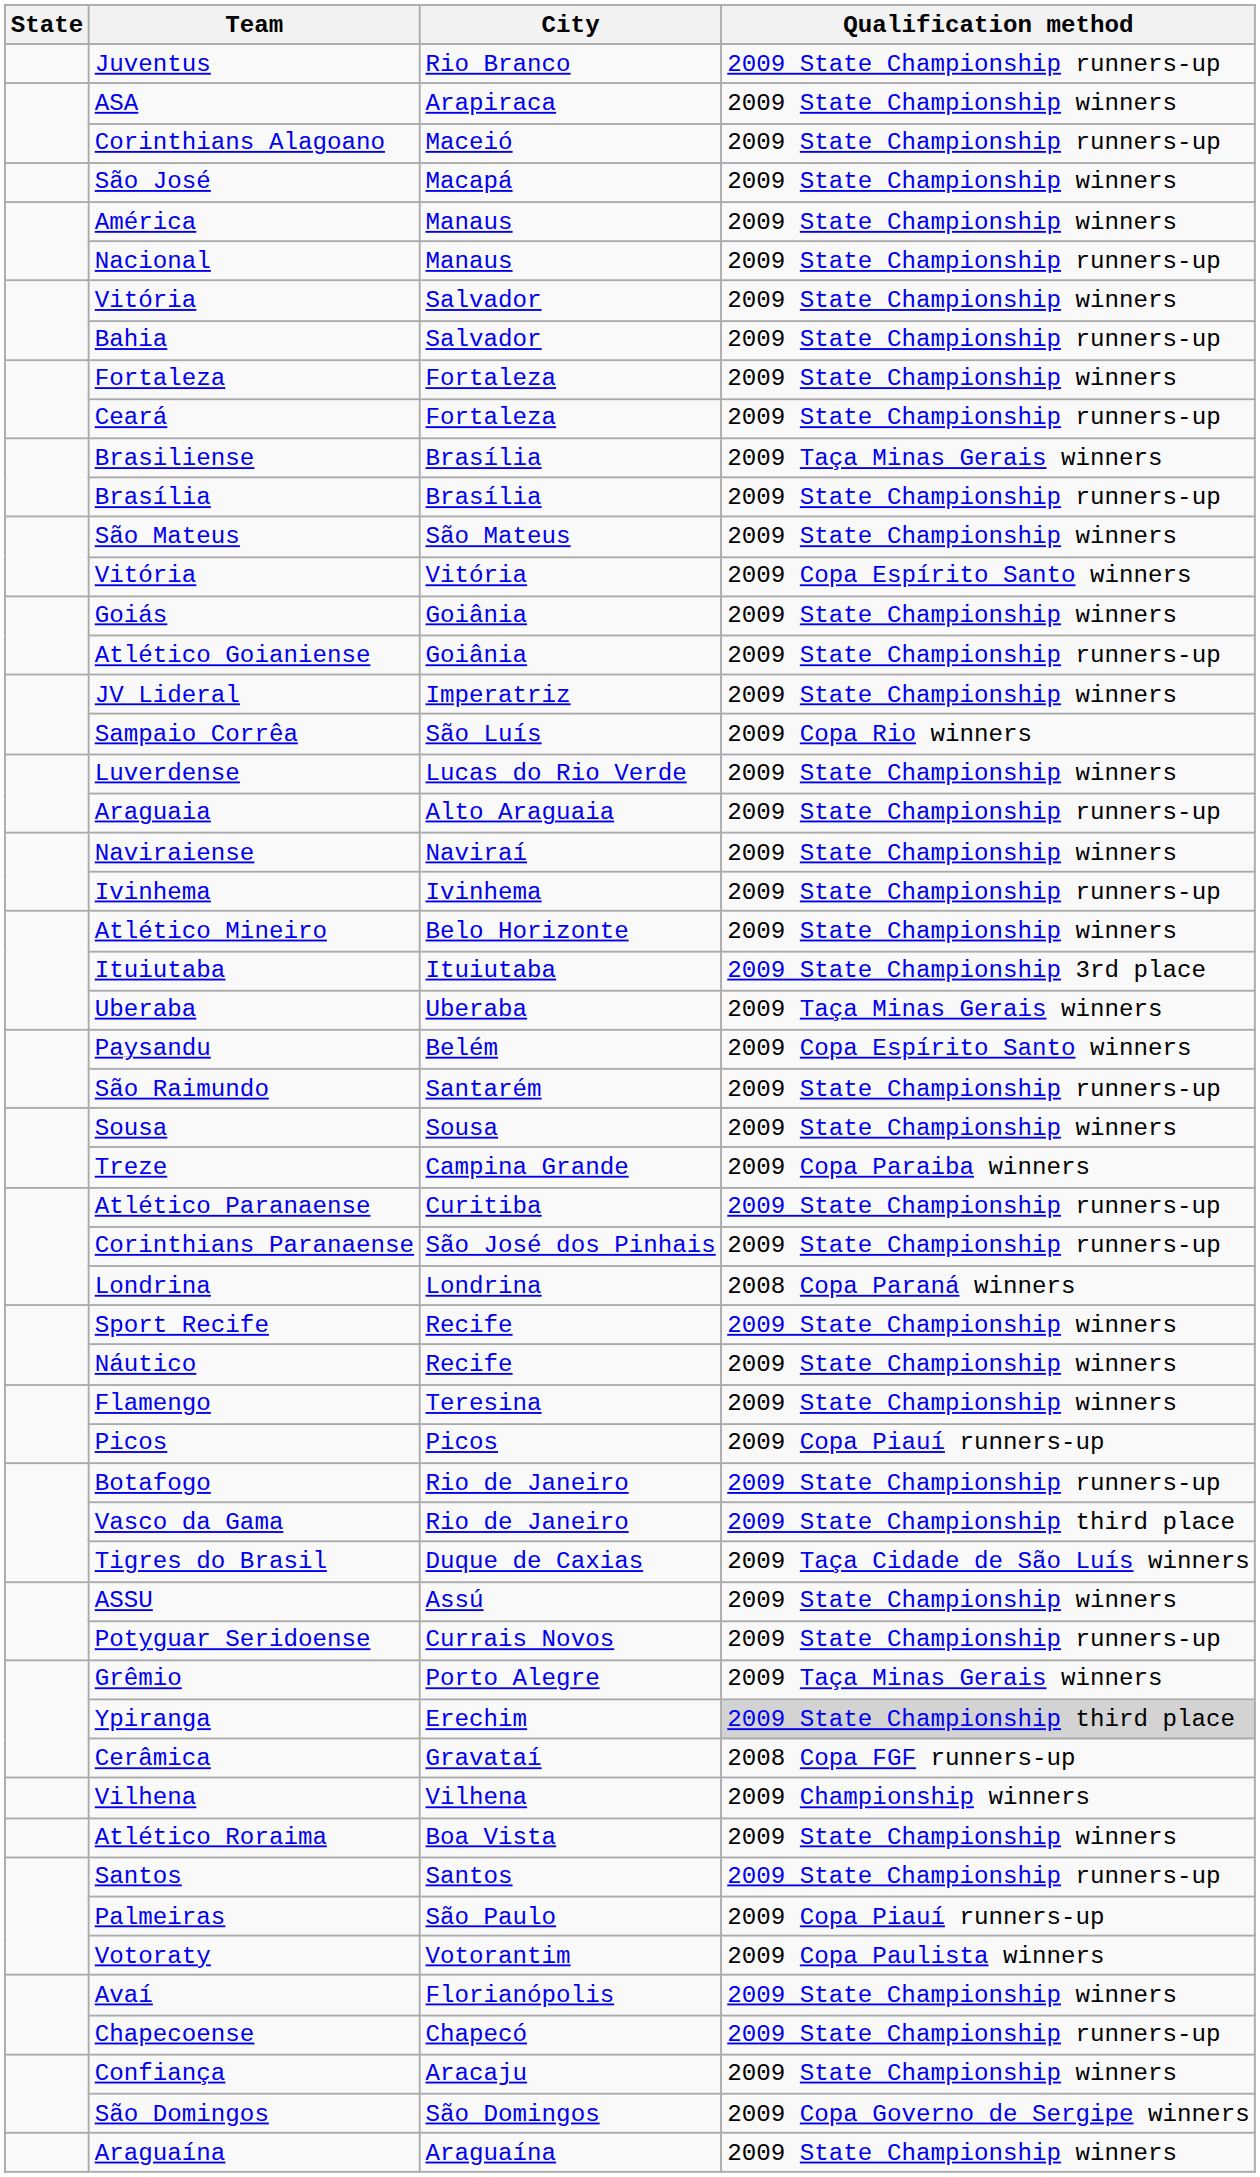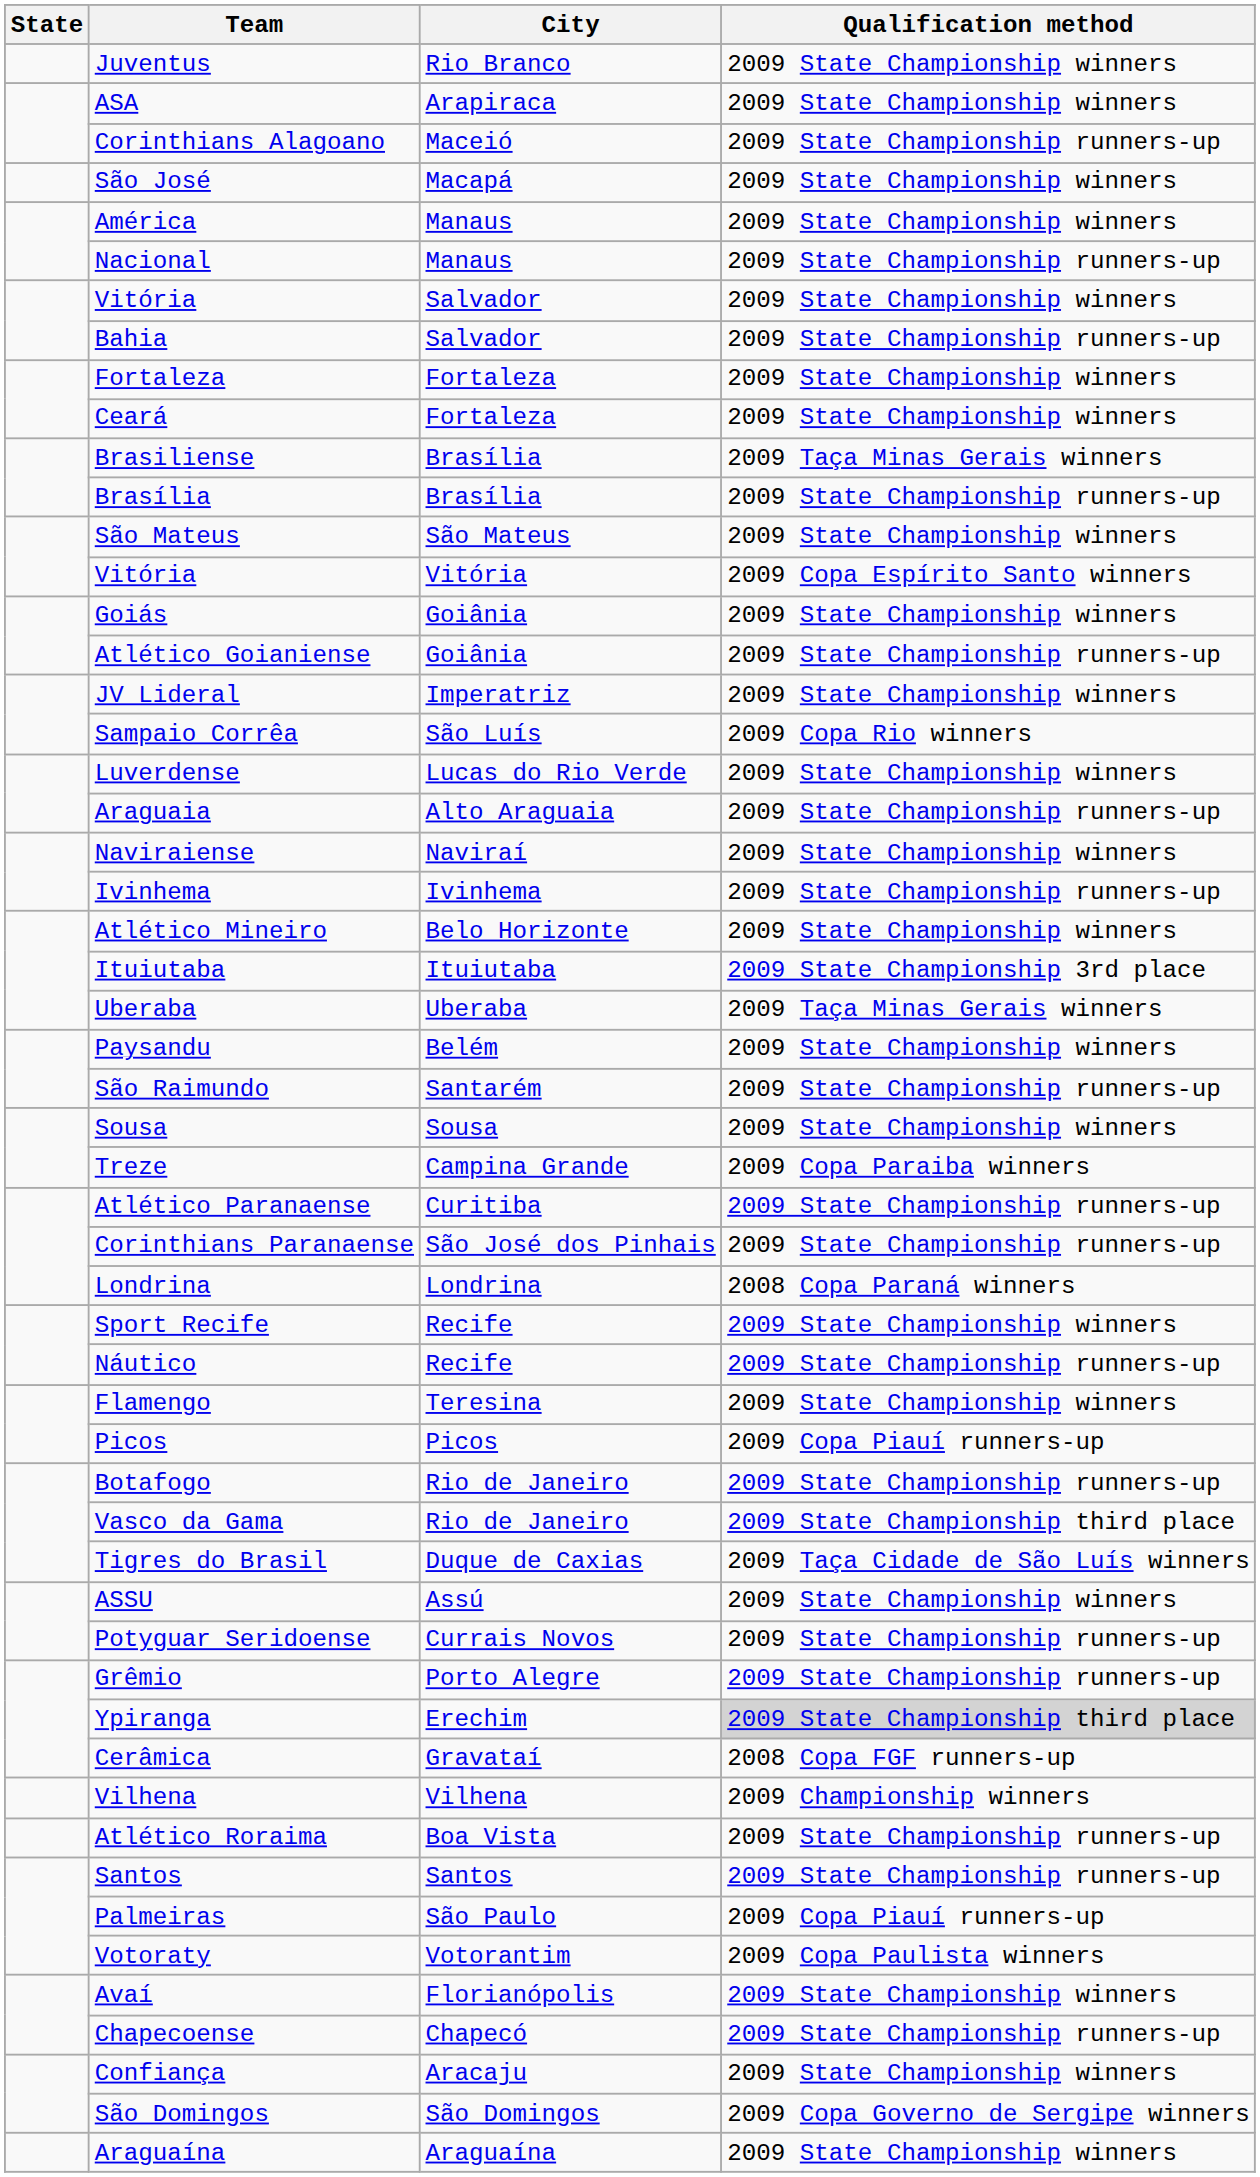(974, 64) 2009 State Championship runners-up -> (952, 64) 2009 State Championship winners
(974, 419) 2009 State Championship runners-up -> (952, 419) 2009 State Championship winners
(959, 1049) 2009 Copa Espírito Santo winners -> (952, 1049) 2009 State Championship winners
(952, 1365) 2009 State Championship winners -> (974, 1365) 2009 State Championship runners-up
(945, 1680) 2009 Taça Minas Gerais winners -> (974, 1680) 2009 State Championship runners-up
(952, 1837) 2009 State Championship winners -> (974, 1837) 2009 State Championship runners-up
